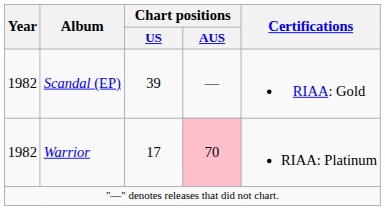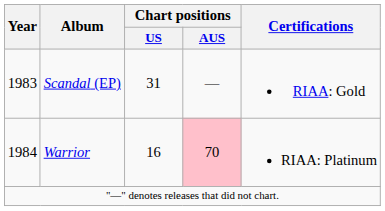(22, 83) 1982 -> (22, 83) 1983
(154, 83) 39 -> (154, 83) 31
(22, 152) 1982 -> (22, 152) 1984
(154, 152) 17 -> (154, 152) 16
